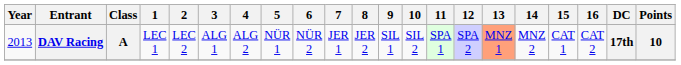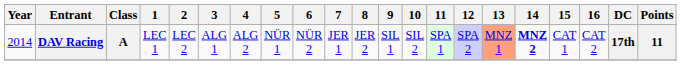(20, 42) 2013 -> (20, 42) 2014
(532, 42) normal -> (533, 42) bold
(656, 42) 10 -> (657, 42) 11
